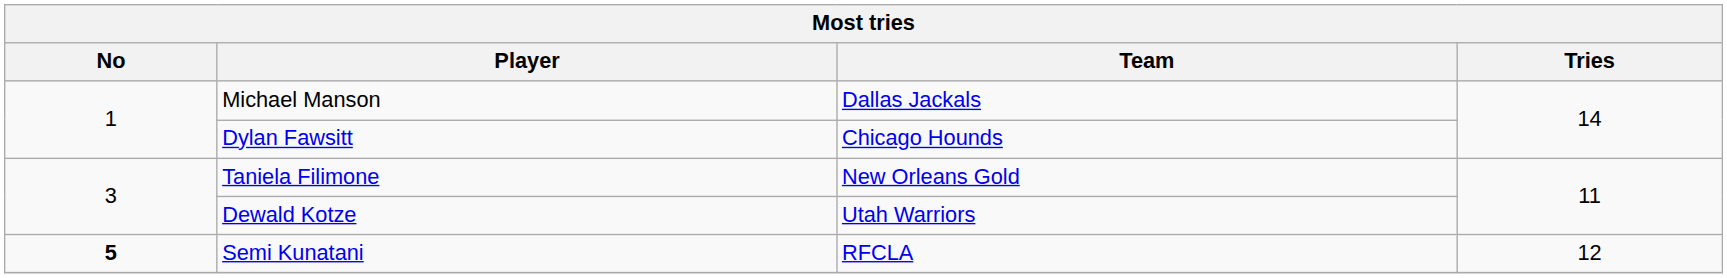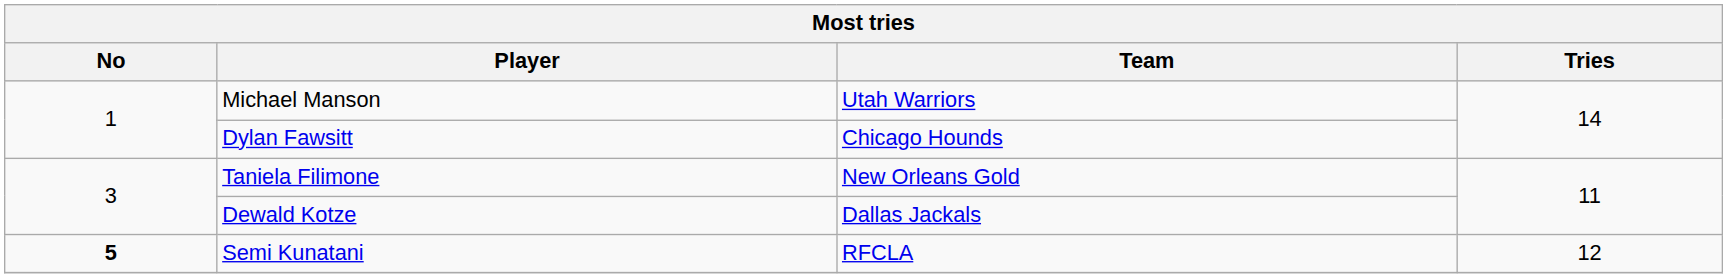(911, 99) Dallas Jackals -> (909, 99) Utah Warriors
(909, 214) Utah Warriors -> (911, 214) Dallas Jackals
